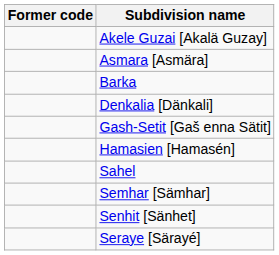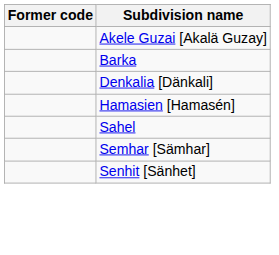- row: (154, 60)
- row: (185, 127)
- row: (150, 238)
